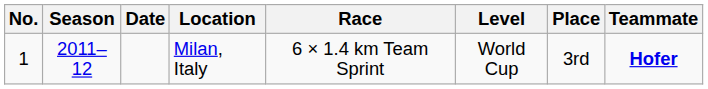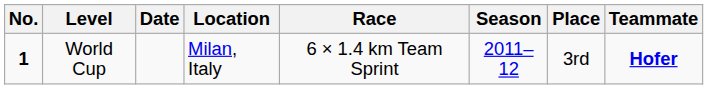columns swapped: (82, 19) <-> (502, 19)
(24, 58) normal -> (24, 58) bold
